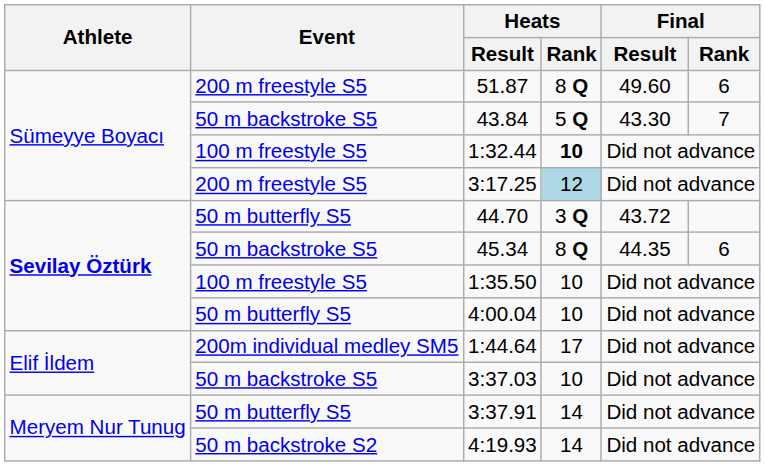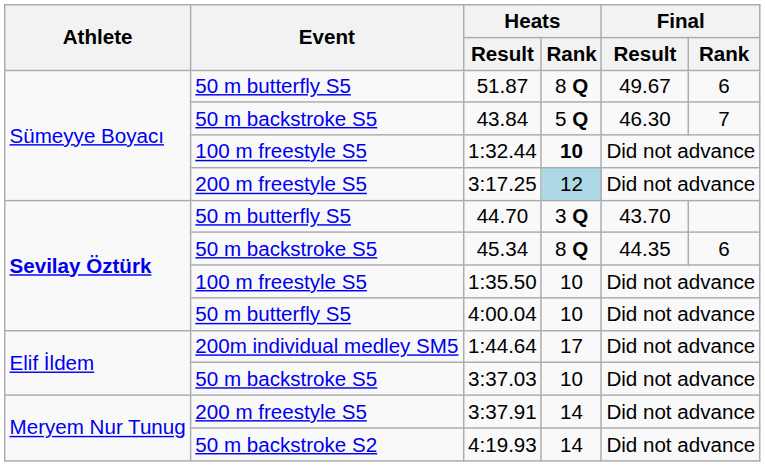(281, 86) 200 m freestyle S5 -> (273, 86) 50 m butterfly S5
(645, 86) 49.60 -> (645, 86) 49.67
(645, 119) 43.30 -> (645, 119) 46.30
(645, 217) 43.72 -> (645, 217) 43.70
(273, 412) 50 m butterfly S5 -> (281, 412) 200 m freestyle S5
